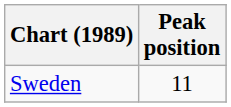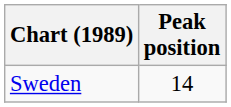(182, 83) 11 -> (182, 83) 14
